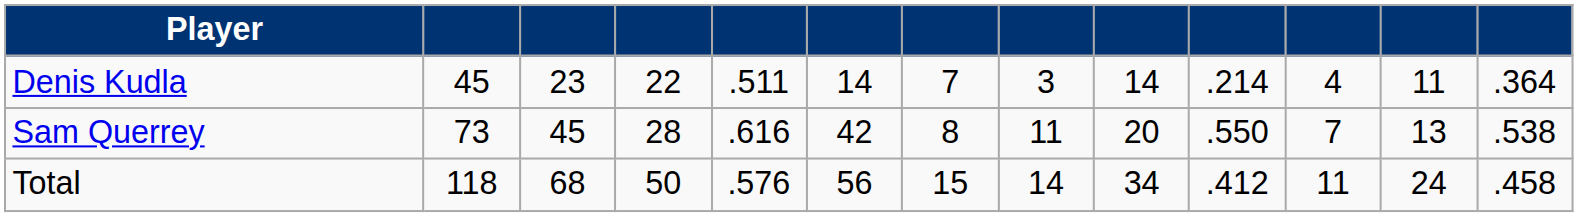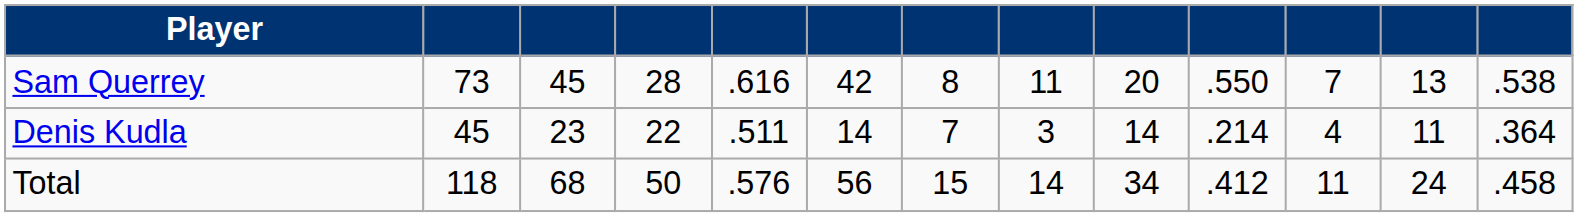rows swapped: (109, 132) <-> (100, 81)
